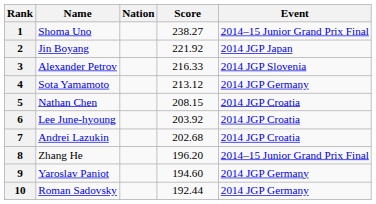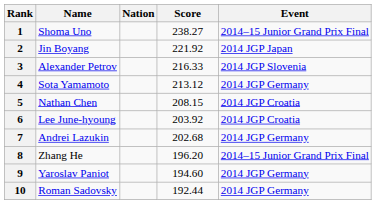(260, 137) 2014 JGP Croatia -> (265, 137) 2014 JGP Germany
